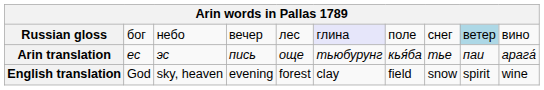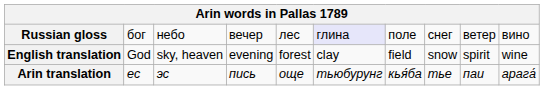(479, 34) lightblue background -> (479, 34) no background
rows swapped: (64, 74) <-> (64, 54)
